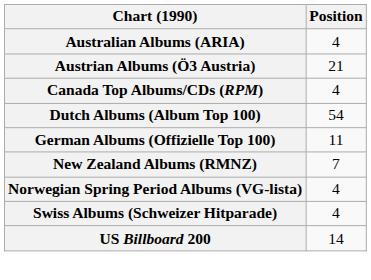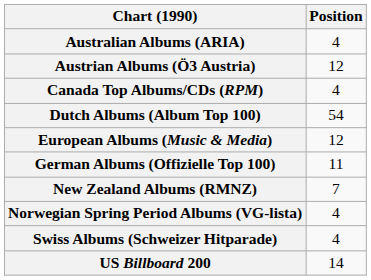(336, 66) 21 -> (336, 66) 12
+ row: (155, 139)
